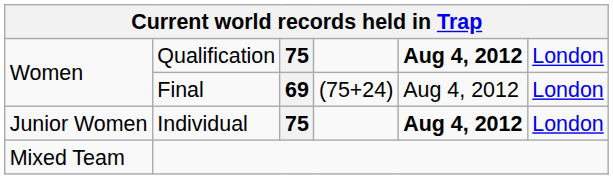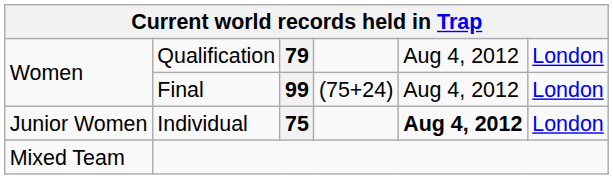(297, 56) 75 -> (297, 56) 79
(463, 56) bold -> (461, 56) normal
(297, 90) 69 -> (297, 90) 99
